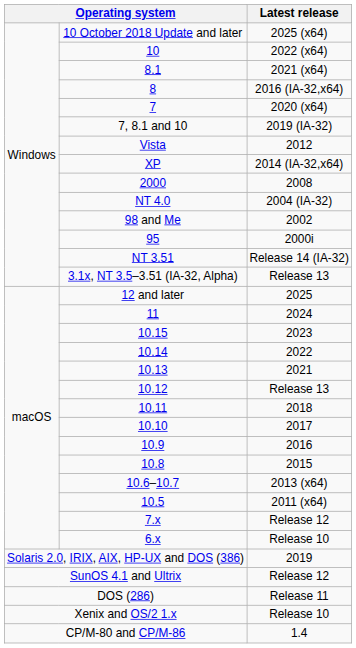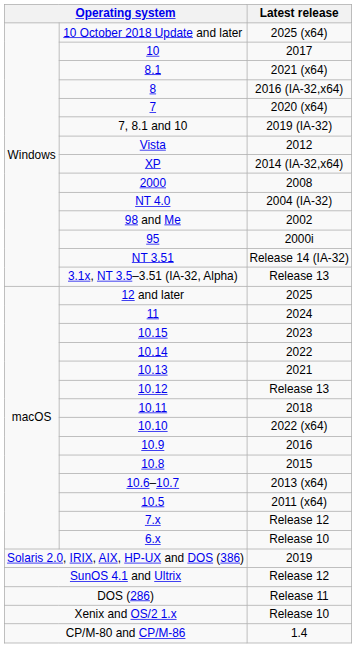(299, 51) 2022 (x64) -> (299, 51) 2017
(299, 426) 2017 -> (299, 426) 2022 (x64)
